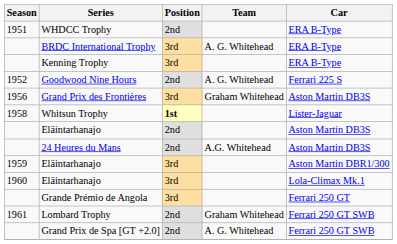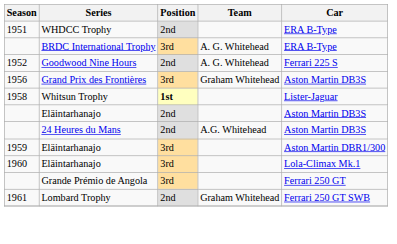- row: (22, 63)
- row: (22, 231)
